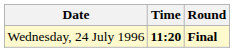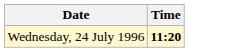- column: (207, 15)
